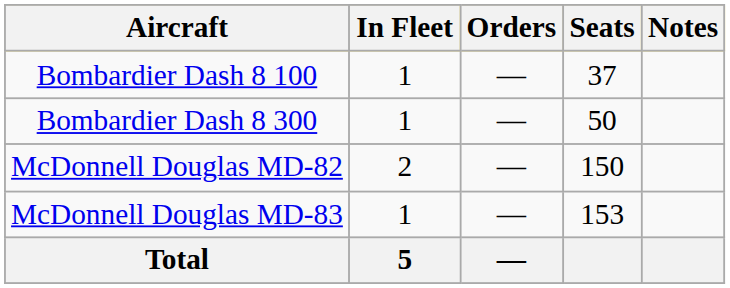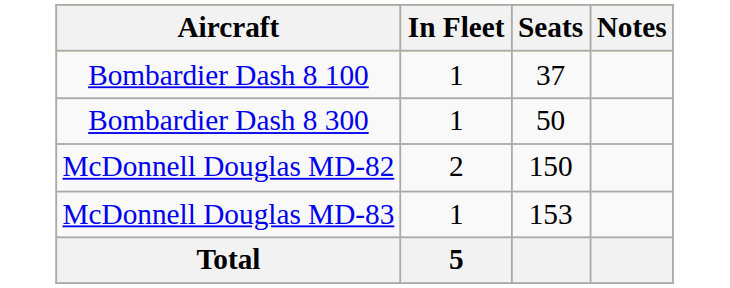- column: (511, 27)
